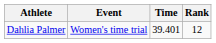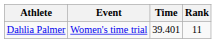(197, 30) 12 -> (197, 30) 11
